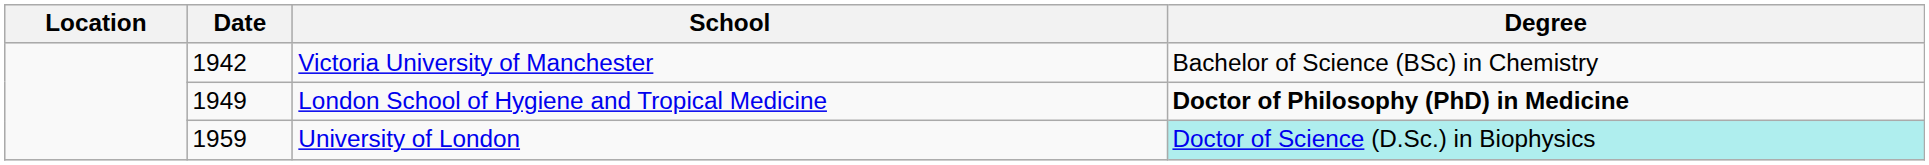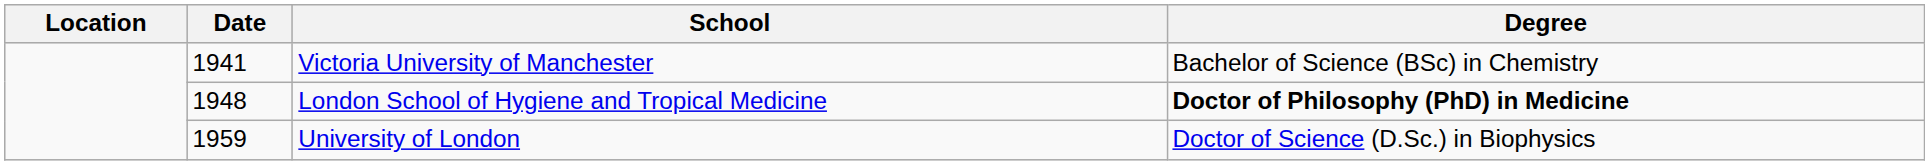(220, 62) 1942 -> (220, 62) 1941
(220, 100) 1949 -> (220, 100) 1948
(1384, 139) paleturquoise background -> (1384, 139) no background
